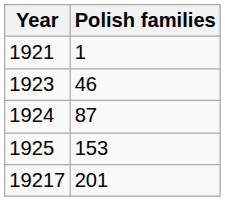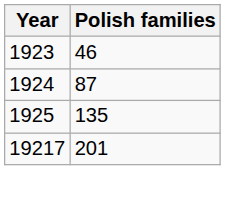- row: (32, 52)
(91, 148) 153 -> (91, 116) 135
